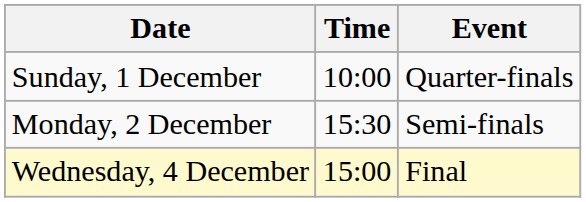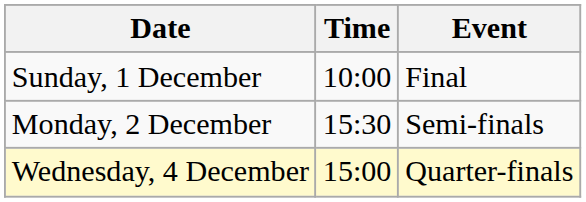(489, 76) Quarter-finals -> (436, 76) Final
(436, 171) Final -> (489, 171) Quarter-finals
